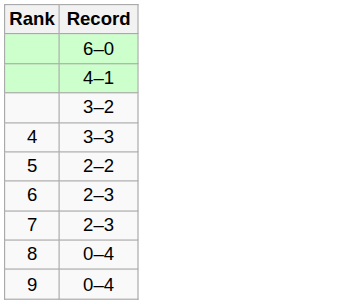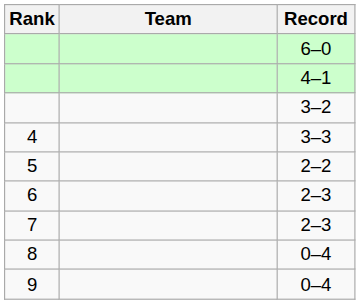+ column: (168, 19)
